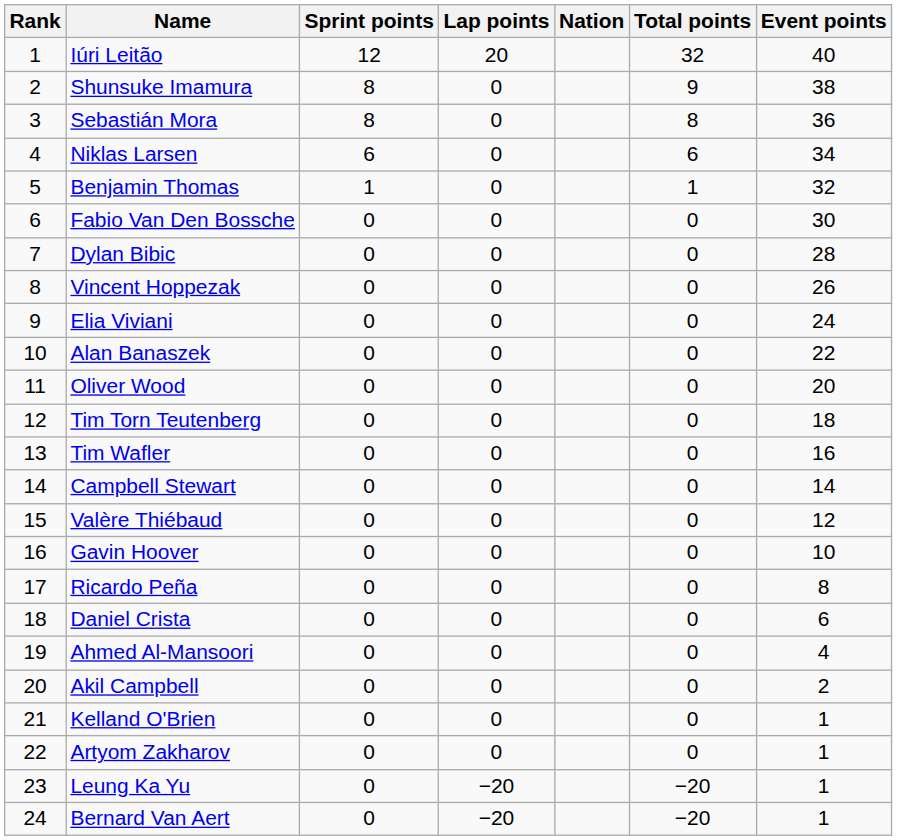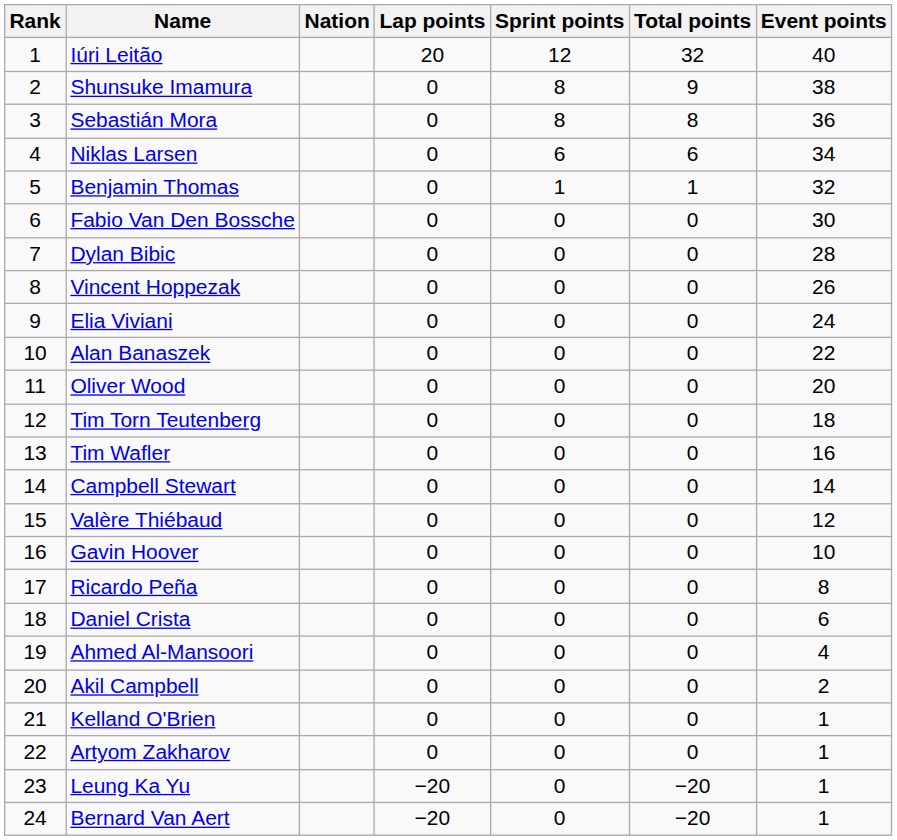columns swapped: (592, 21) <-> (369, 21)
